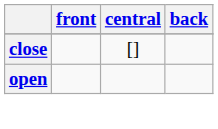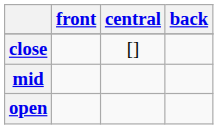+ row: (28, 78)
